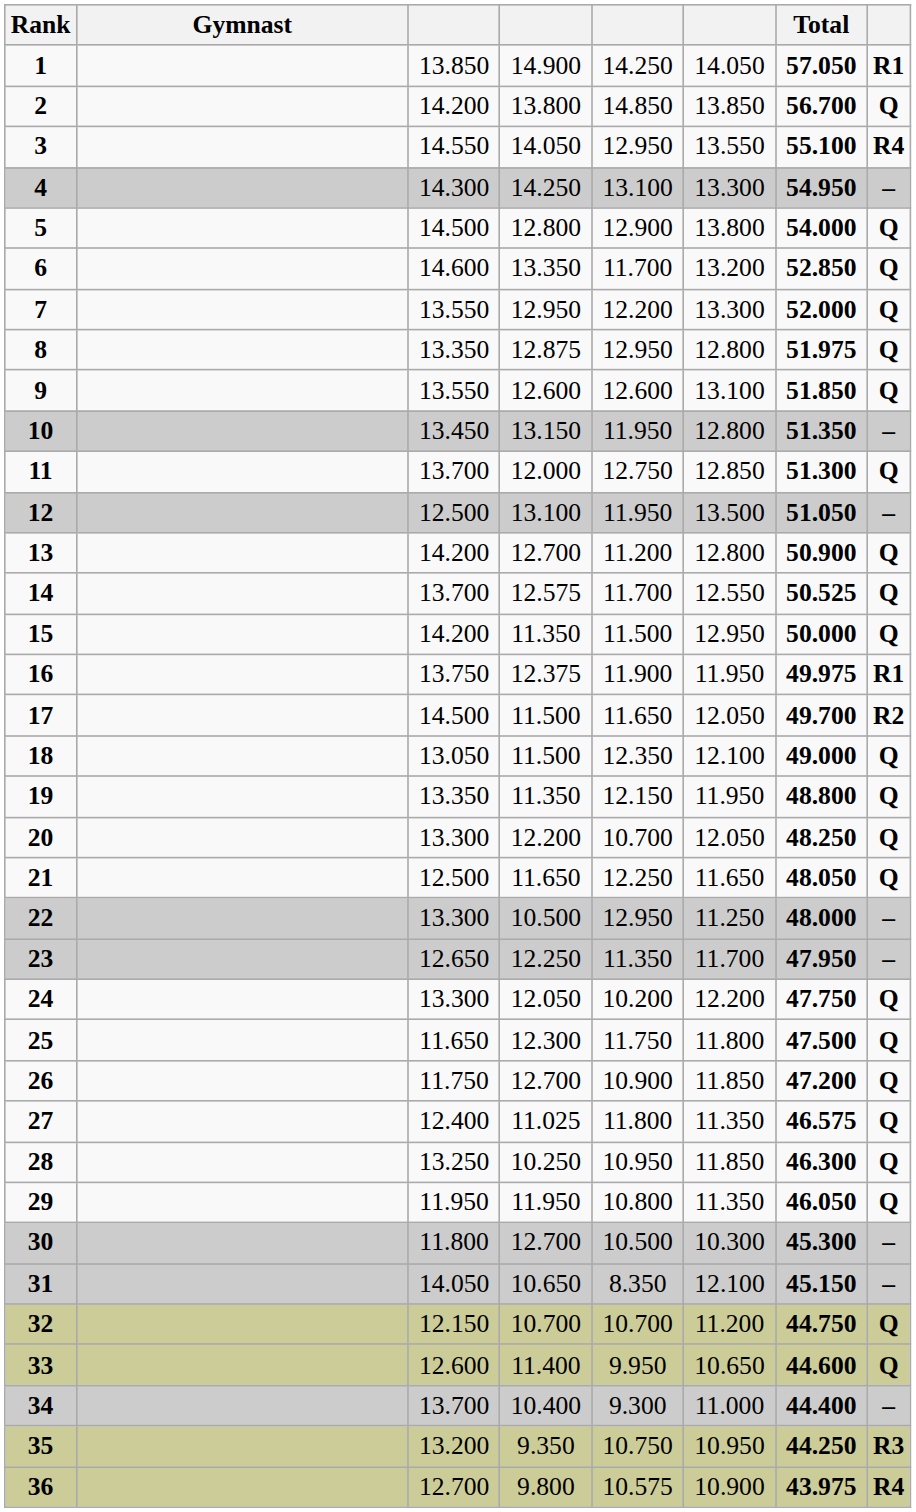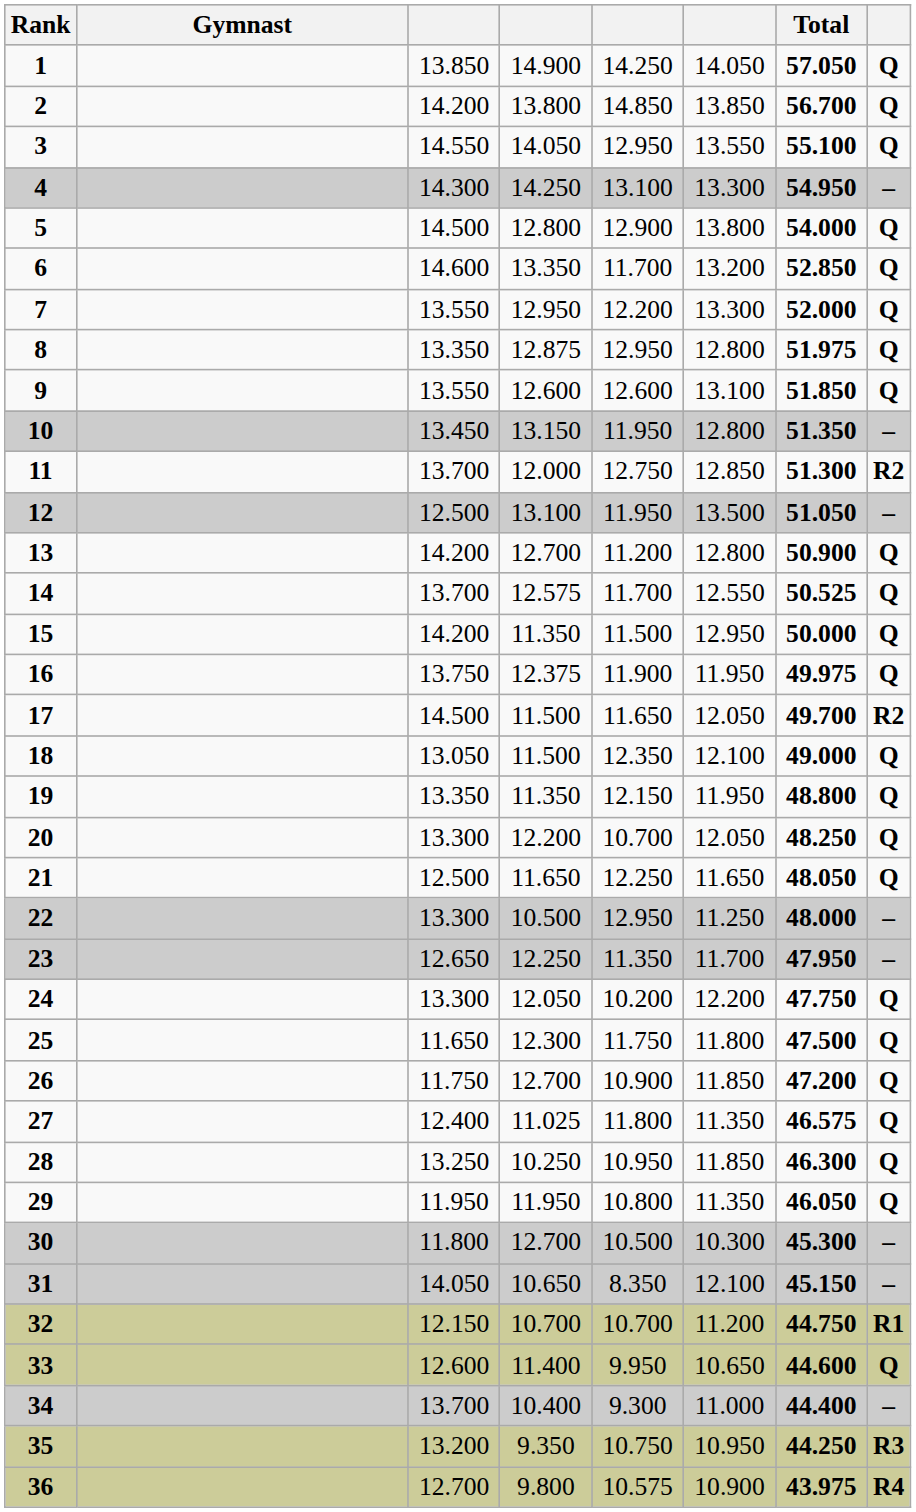(889, 65) R1 -> (889, 65) Q
(889, 146) R4 -> (889, 146) Q
(889, 471) Q -> (889, 471) R2
(889, 674) R1 -> (889, 674) Q
(889, 1324) Q -> (889, 1324) R1
